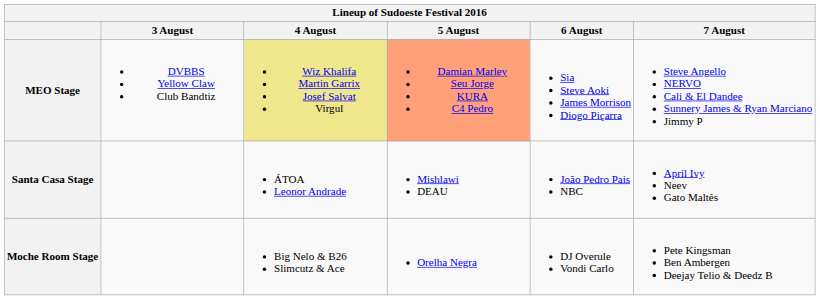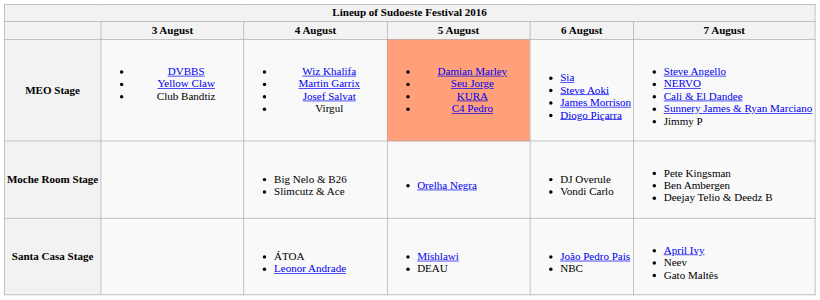(315, 90) khaki background -> (315, 90) no background
rows swapped: (53, 256) <-> (53, 179)
